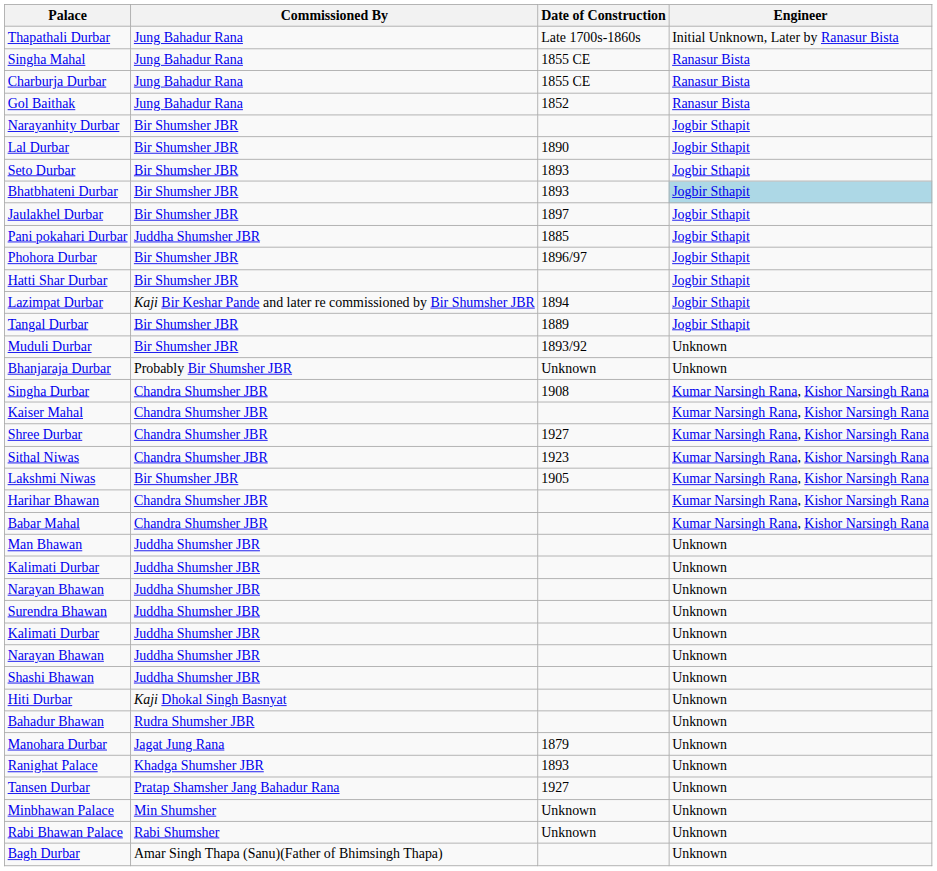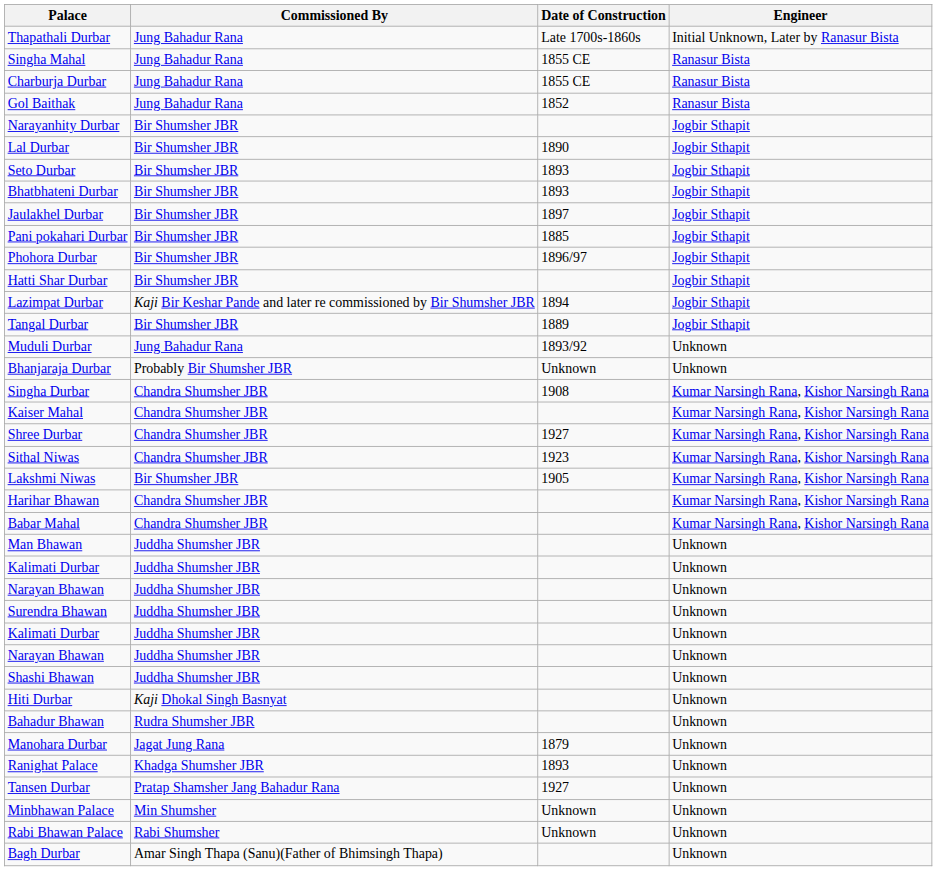(711, 192) lightblue background -> (711, 192) no background
(197, 236) Juddha Shumsher JBR -> (186, 236) Bir Shumsher JBR
(186, 346) Bir Shumsher JBR -> (188, 346) Jung Bahadur Rana
